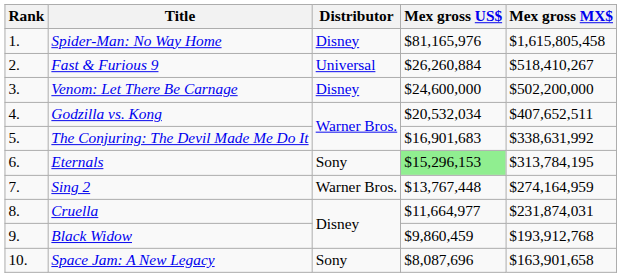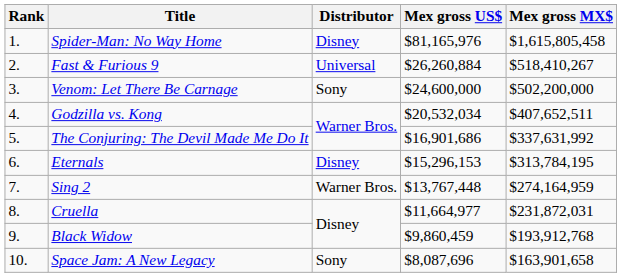(337, 89) Disney -> (331, 89) Sony
(443, 138) $16,901,683 -> (443, 138) $16,901,686
(551, 138) $338,631,992 -> (551, 138) $337,631,992
(331, 162) Sony -> (337, 162) Disney
(443, 162) lightgreen background -> (443, 162) no background
(551, 211) $231,874,031 -> (551, 211) $231,872,031
